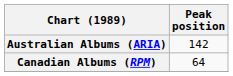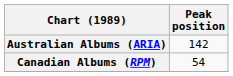(199, 62) 64 -> (199, 62) 54
